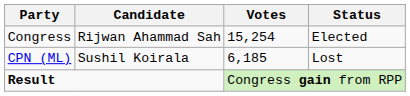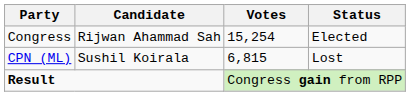(247, 59) 6,185 -> (247, 59) 6,815
